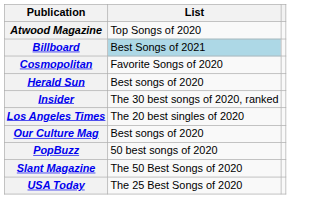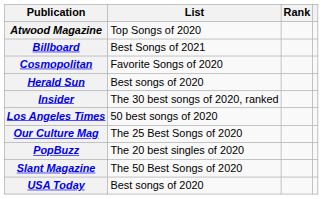+ column: (297, 13)
(158, 47) lightblue background -> (158, 47) no background
(177, 116) The 20 best singles of 2020 -> (164, 116) 50 best songs of 2020
(157, 133) Best songs of 2020 -> (176, 133) The 25 Best Songs of 2020
(164, 151) 50 best songs of 2020 -> (177, 151) The 20 best singles of 2020
(176, 185) The 25 Best Songs of 2020 -> (157, 185) Best songs of 2020
